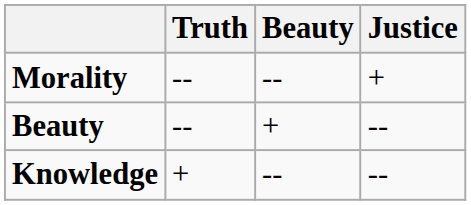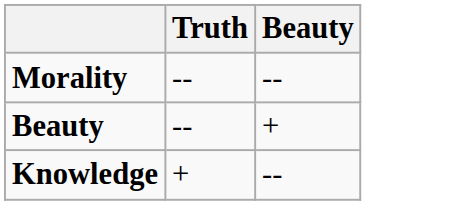- column: (413, 28)
